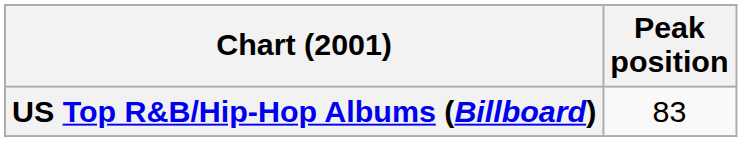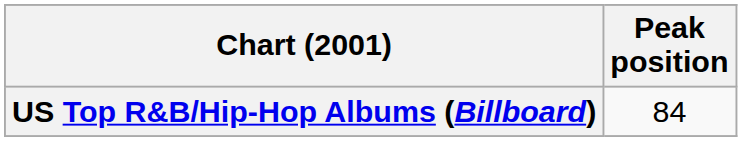(669, 111) 83 -> (669, 111) 84
